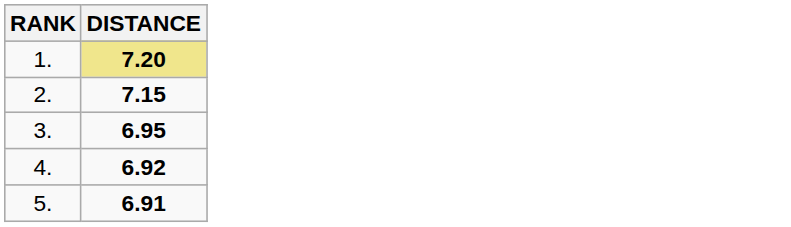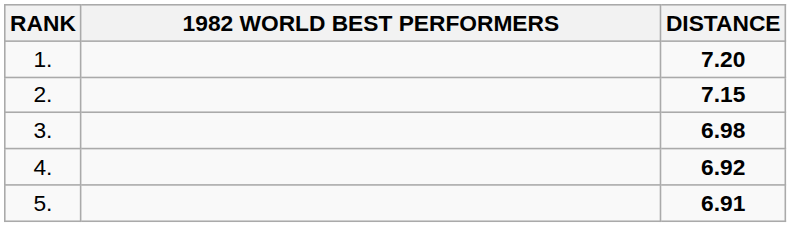+ column: (371, 23)
(144, 59) khaki background -> (723, 59) no background
(144, 131) 6.95 -> (723, 131) 6.98
